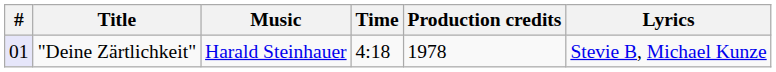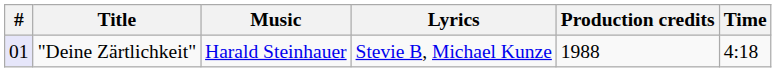columns swapped: (669, 19) <-> (377, 19)
(427, 50) 1978 -> (580, 50) 1988
